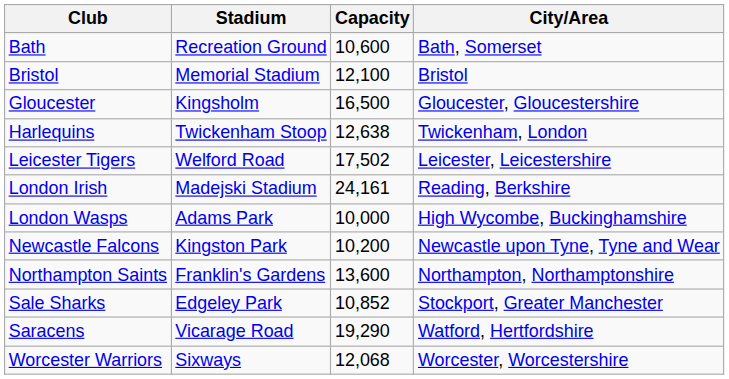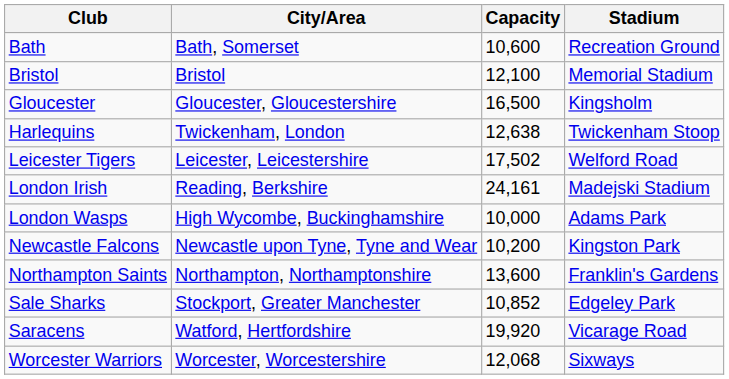columns swapped: (251, 18) <-> (569, 18)
(362, 331) 19,290 -> (513, 331) 19,920
